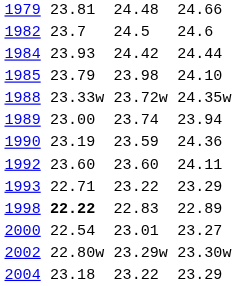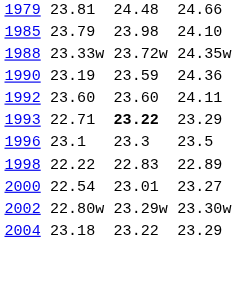- row: (23, 32)
- row: (23, 54)
- row: (23, 120)
(136, 186) normal -> (136, 120) bold
+ row: (23, 142)
(73, 209) bold -> (73, 164) normal
